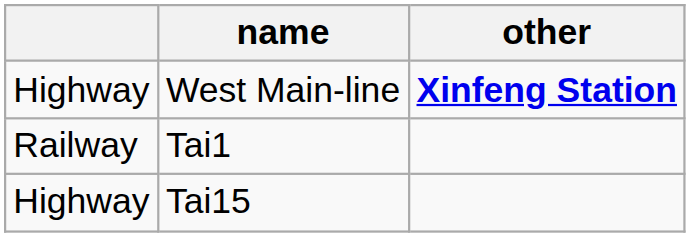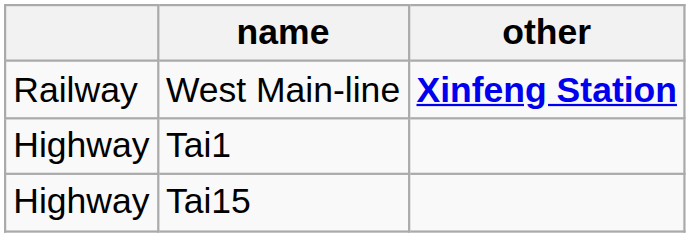(81, 88) Highway -> (75, 88) Railway
(75, 145) Railway -> (81, 145) Highway
